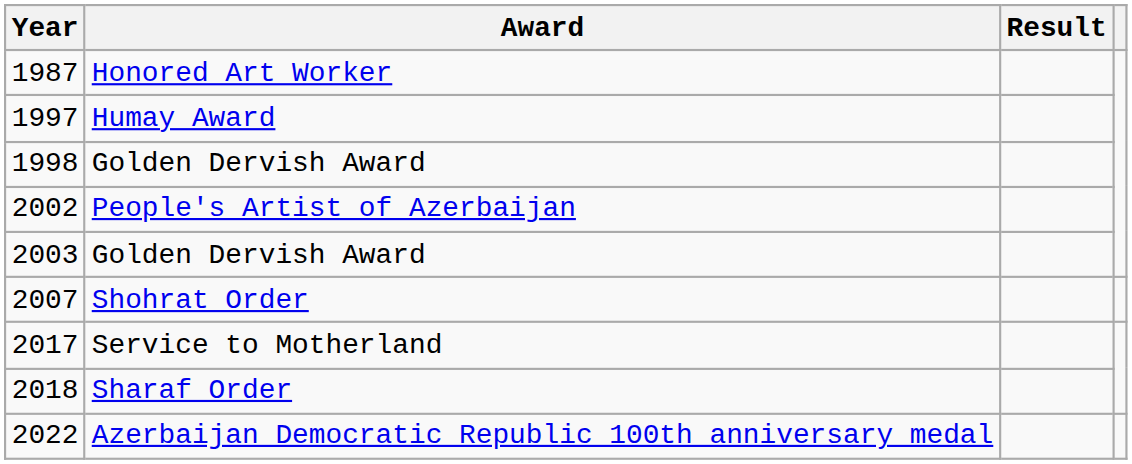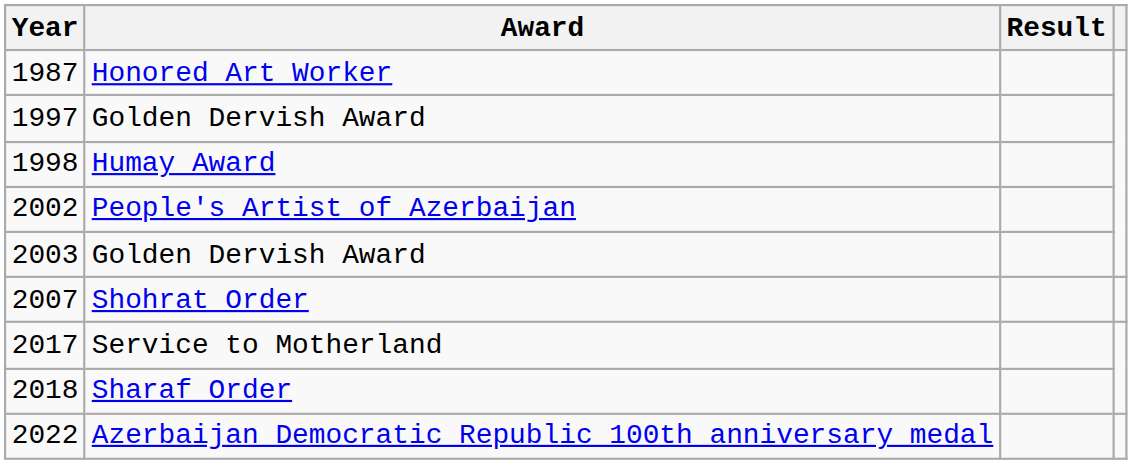(184, 118) Humay Award -> (259, 118) Golden Dervish Award
(259, 164) Golden Dervish Award -> (184, 164) Humay Award
